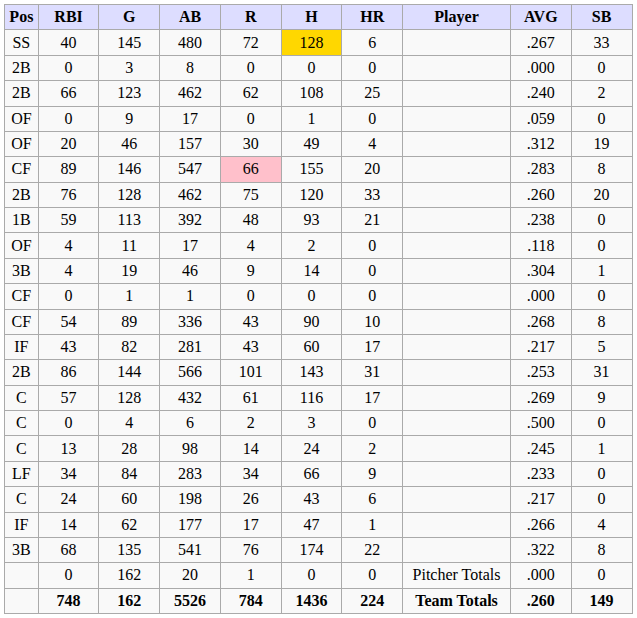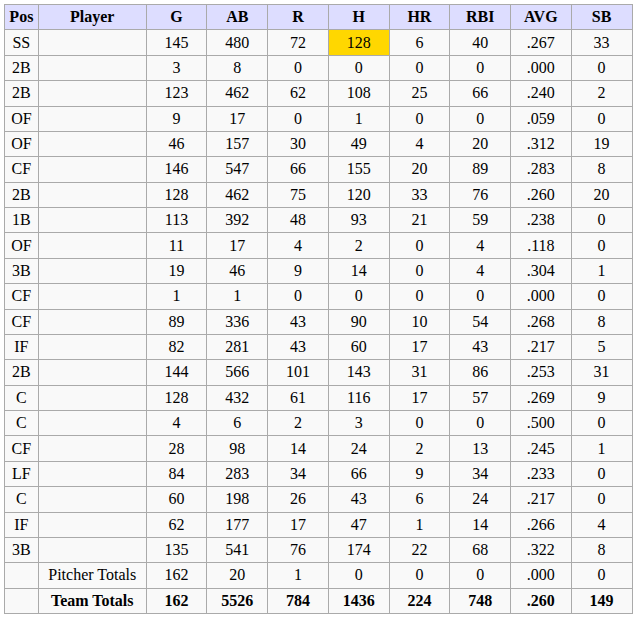columns swapped: (457, 17) <-> (69, 17)
(251, 169) pink background -> (298, 169) no background
(21, 448) C -> (21, 448) CF
